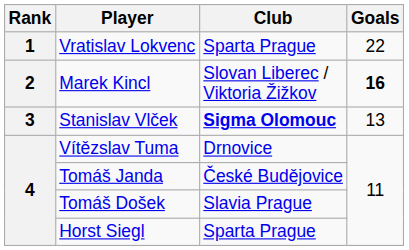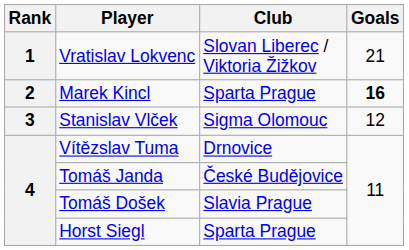(260, 45) Sparta Prague -> (266, 55) Slovan Liberec / Viktoria Žižkov
(375, 45) 22 -> (375, 55) 21
(266, 83) Slovan Liberec / Viktoria Žižkov -> (260, 93) Sparta Prague
(270, 120) bold -> (265, 120) normal
(375, 120) 13 -> (375, 120) 12
